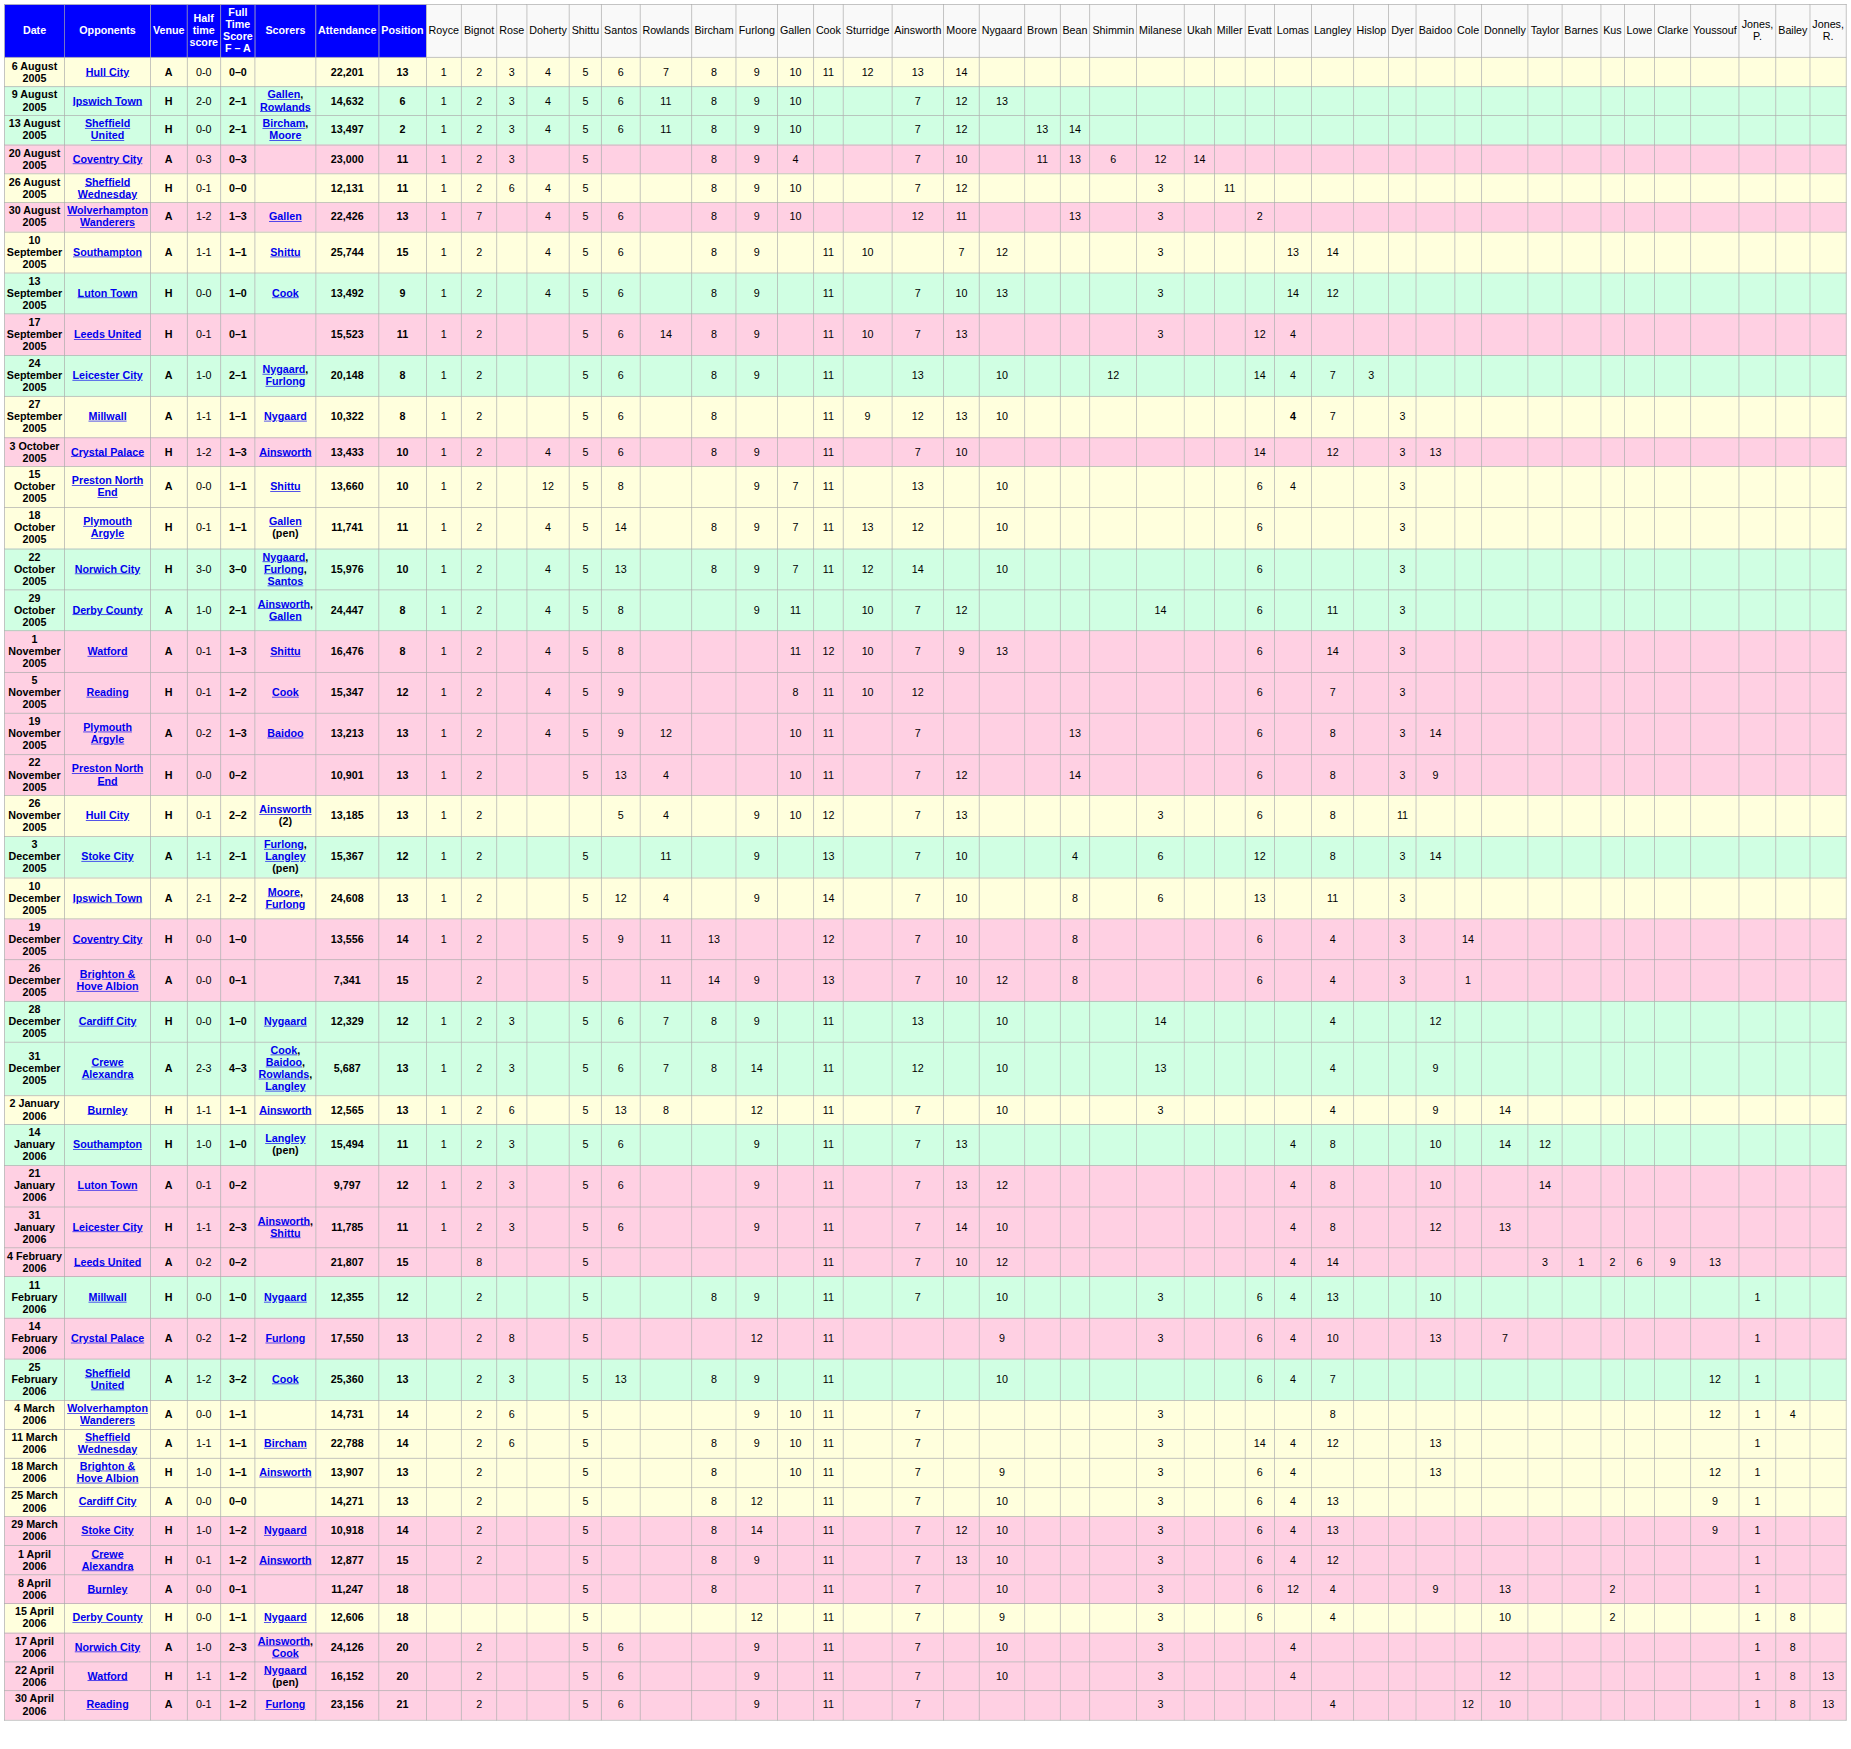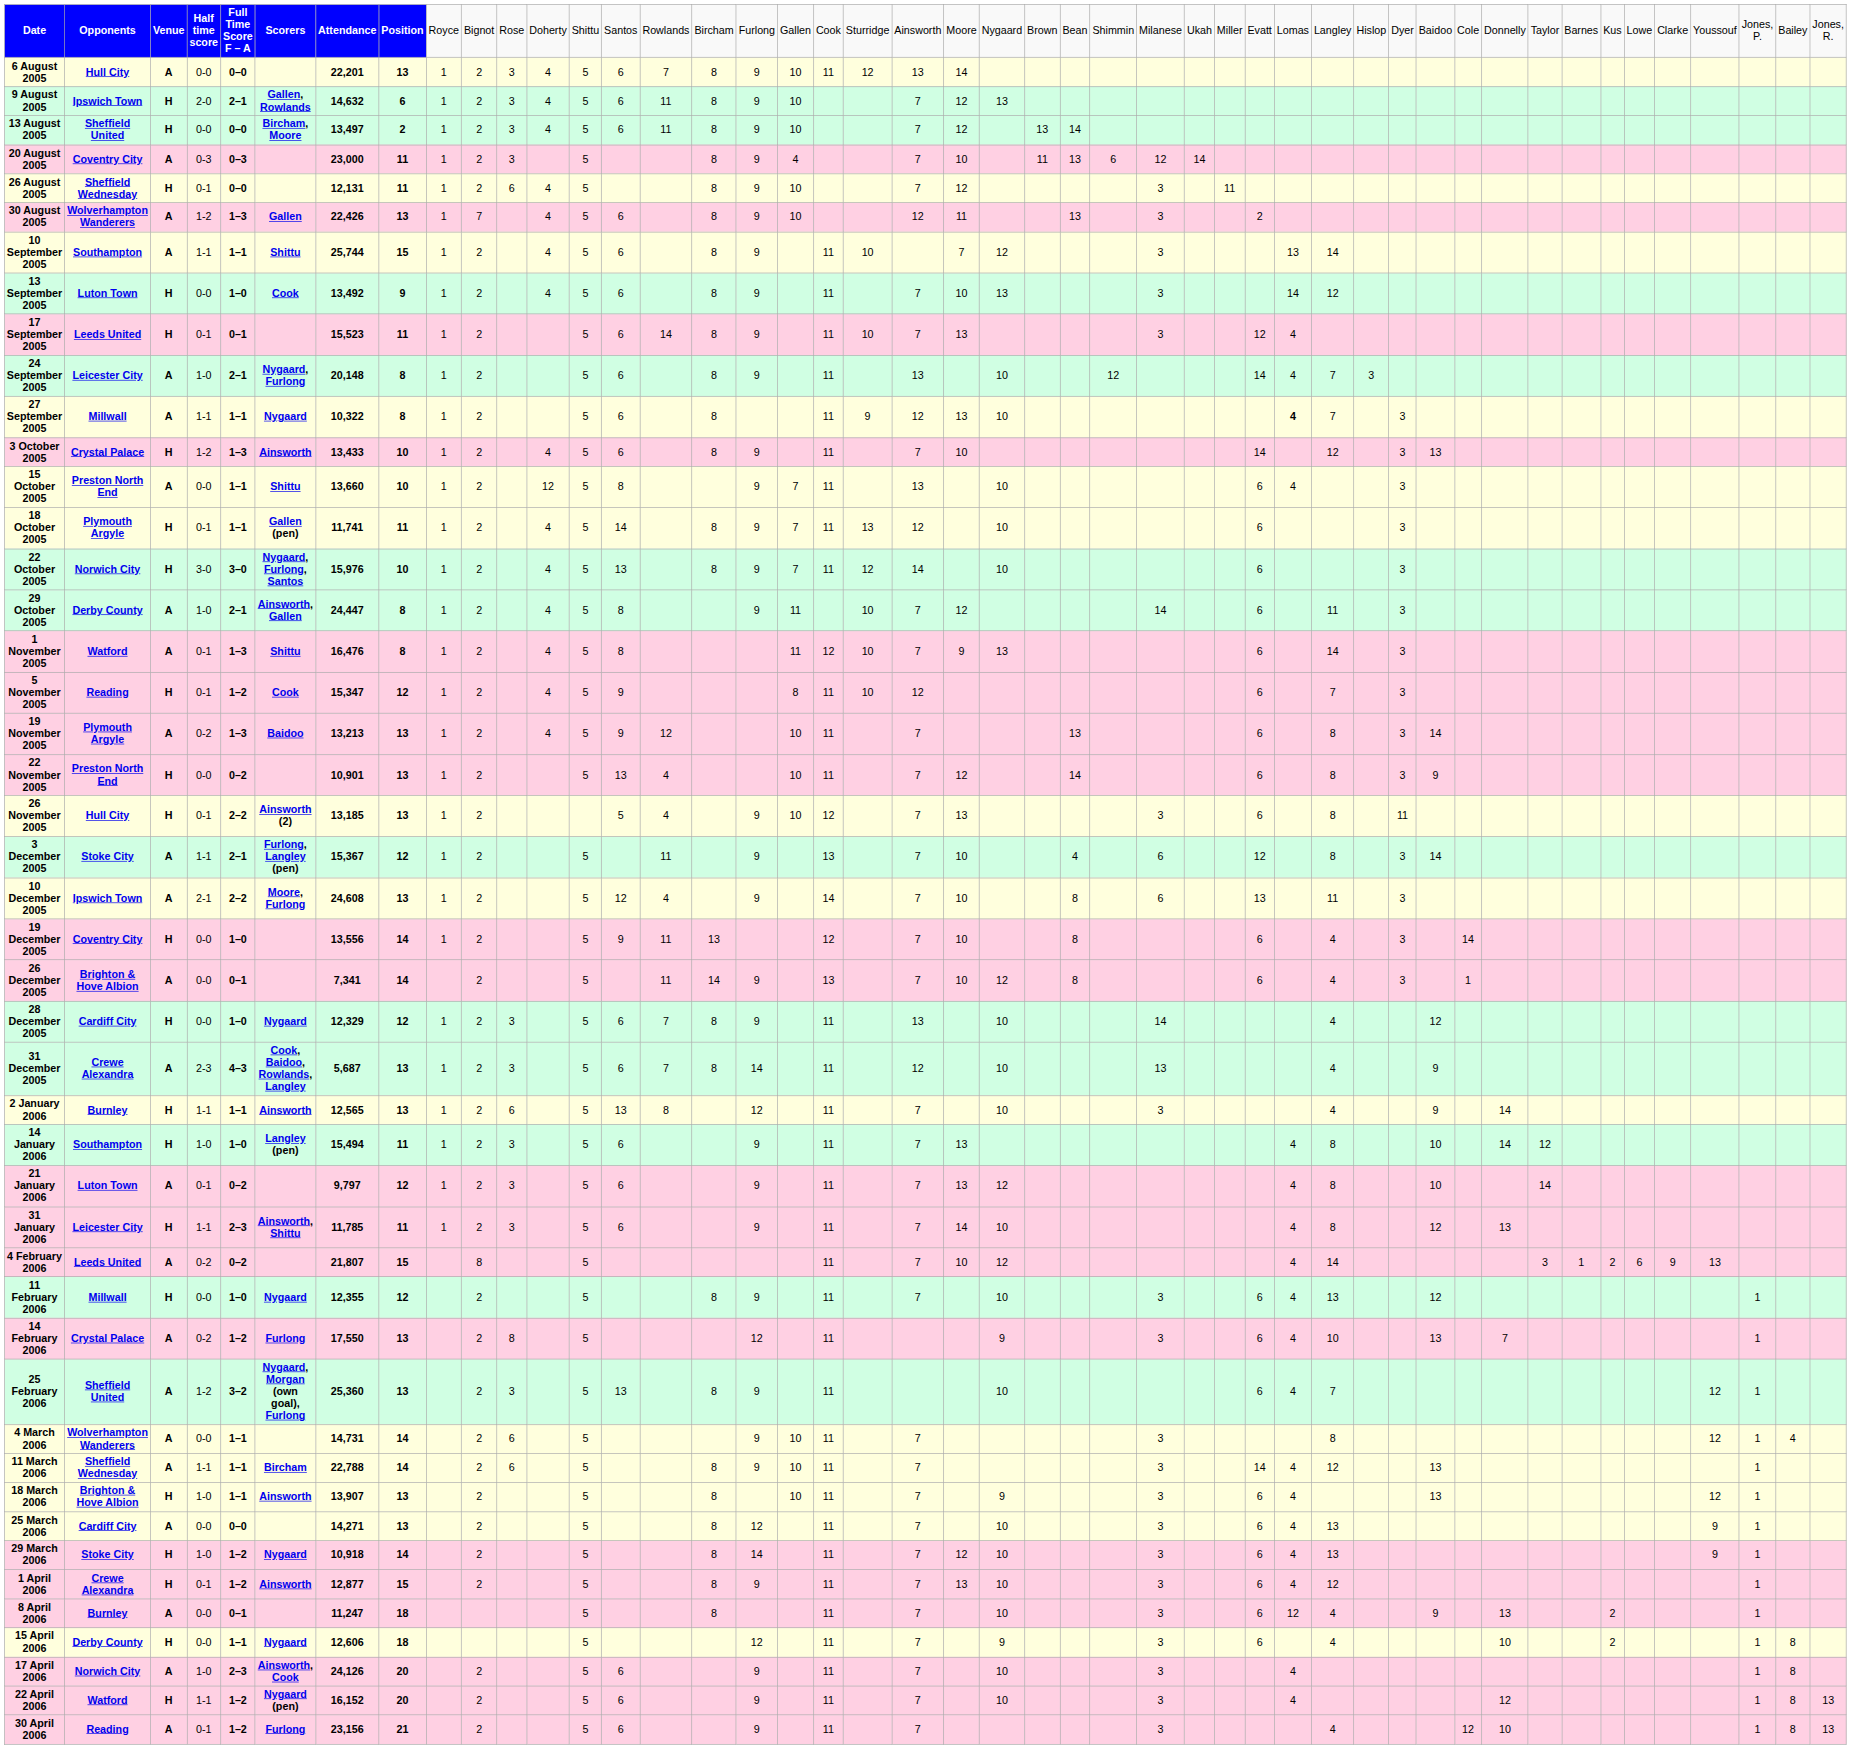(238, 130) 2–1 -> (238, 130) 0–0
(402, 980) 15 -> (402, 980) 14
(1435, 1297) 10 -> (1435, 1297) 12
(285, 1379) Cook -> (285, 1391) Nygaard, Morgan (own goal), Furlong
